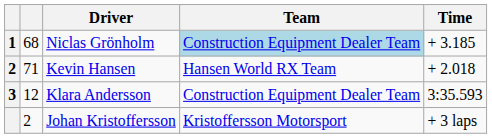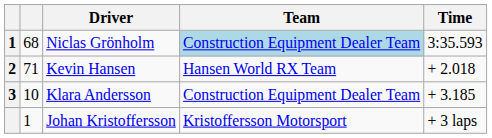(451, 43) + 3.185 -> (455, 43) 3:35.593
(31, 95) 12 -> (31, 95) 10
(455, 95) 3:35.593 -> (451, 95) + 3.185
(27, 120) 2 -> (27, 120) 1
